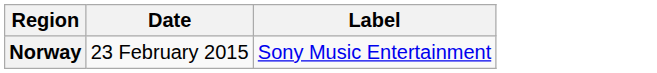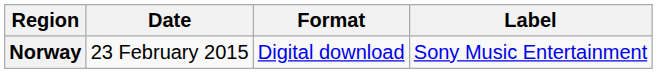+ column: (331, 20)
